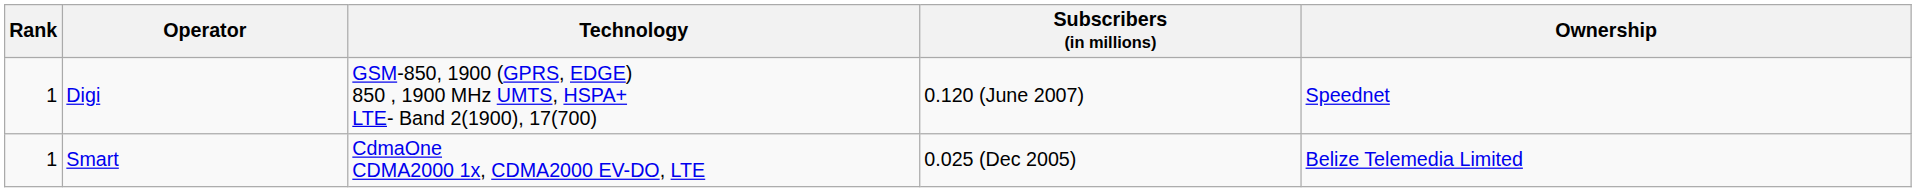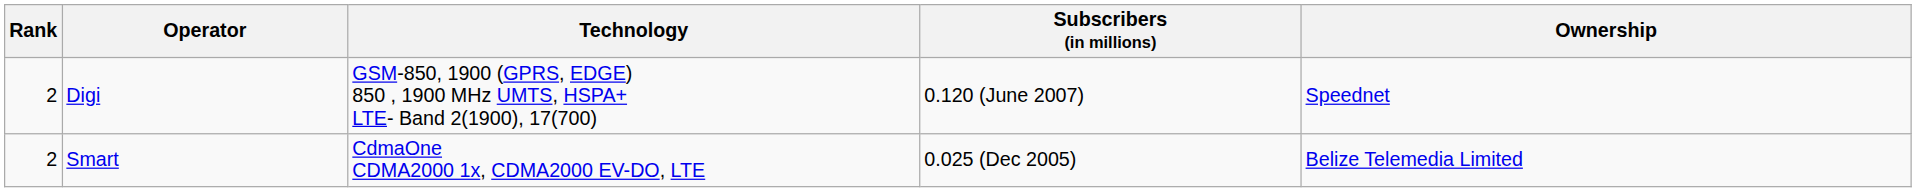(52, 95) 1 -> (52, 95) 2
(52, 160) 1 -> (52, 160) 2
